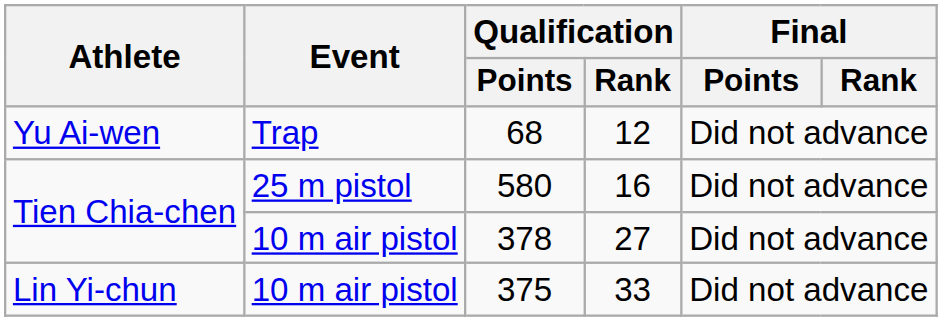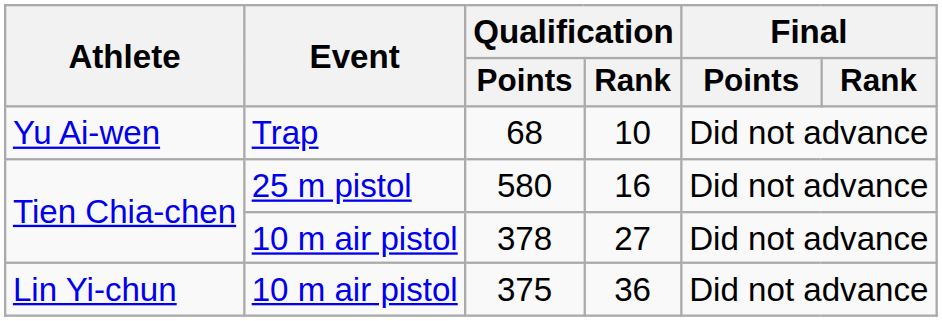(633, 133) 12 -> (633, 133) 10
(633, 290) 33 -> (633, 290) 36
